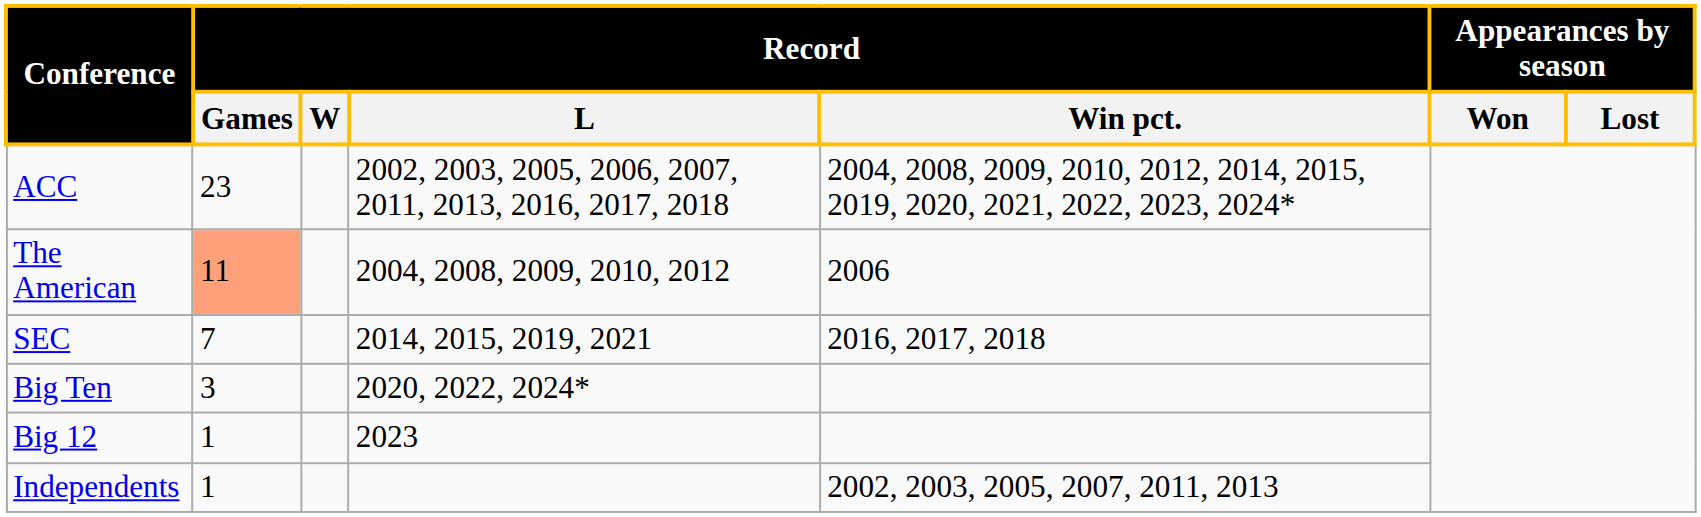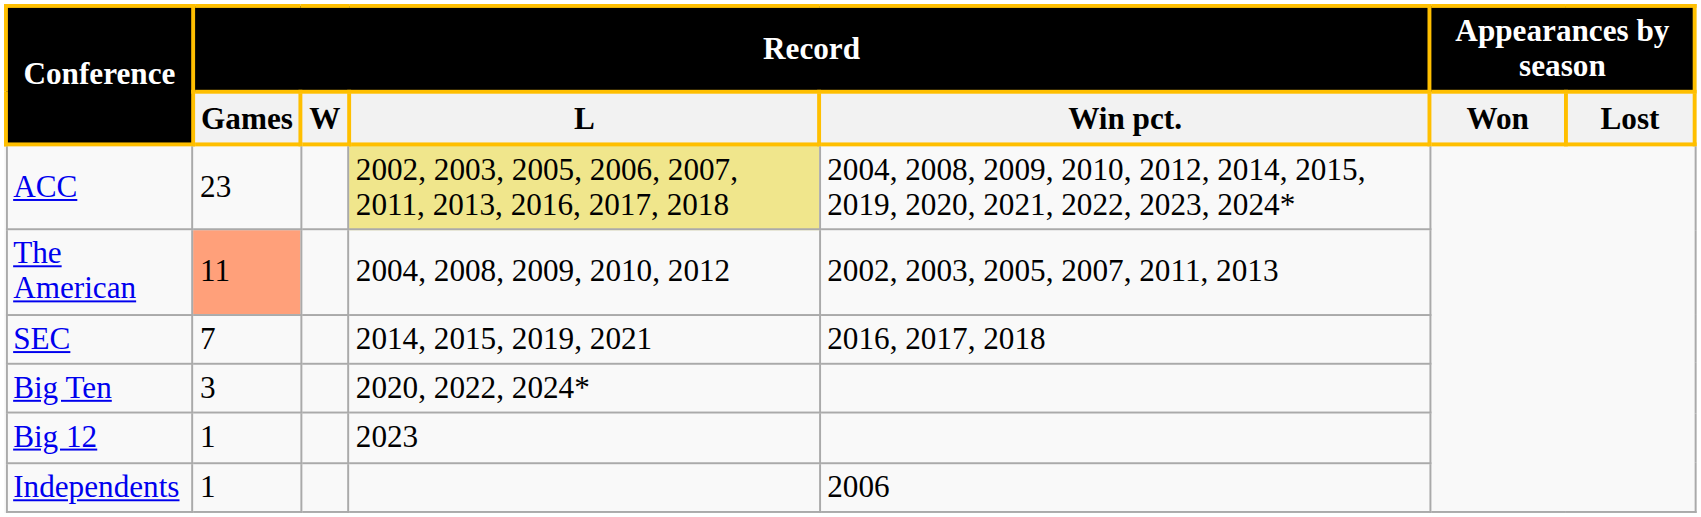(547, 186) no background -> (547, 186) khaki background
(858, 271) 2006 -> (1053, 271) 2002, 2003, 2005, 2007, 2011, 2013
(1053, 486) 2002, 2003, 2005, 2007, 2011, 2013 -> (858, 486) 2006
